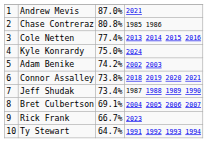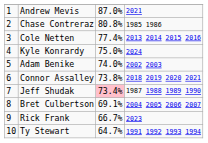(110, 64) 74.2% -> (110, 64) 74.0%
(110, 91) no background -> (110, 91) pink background
